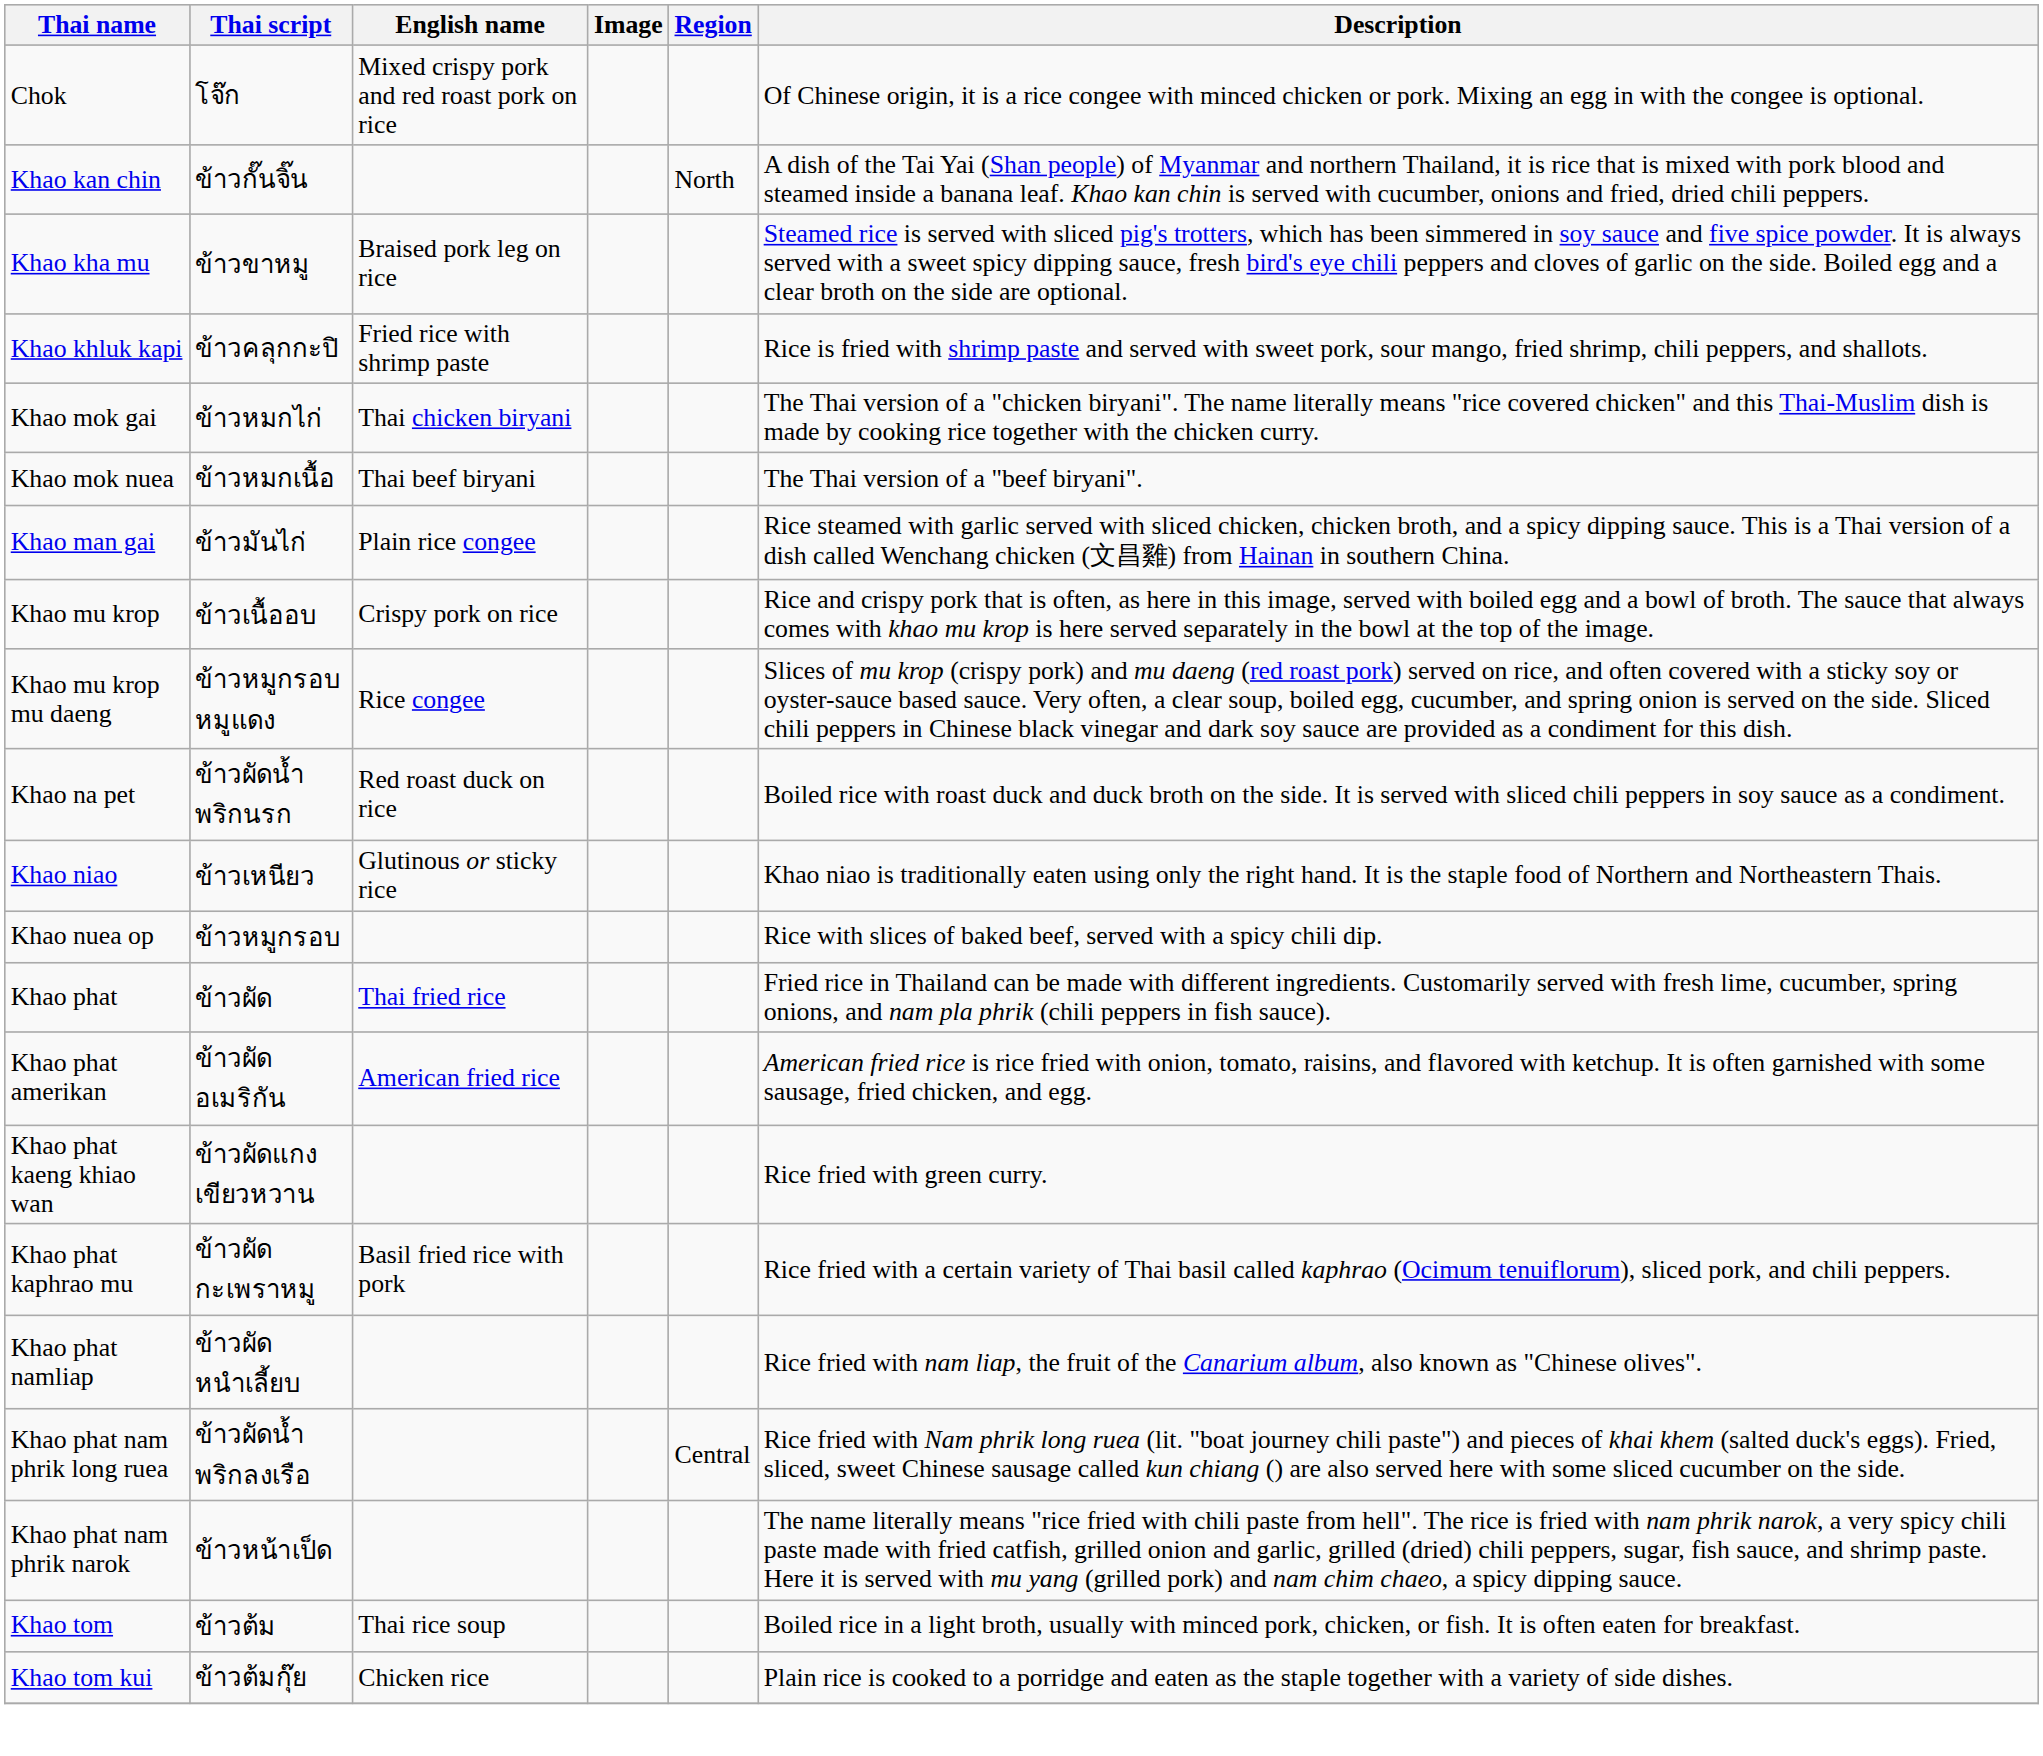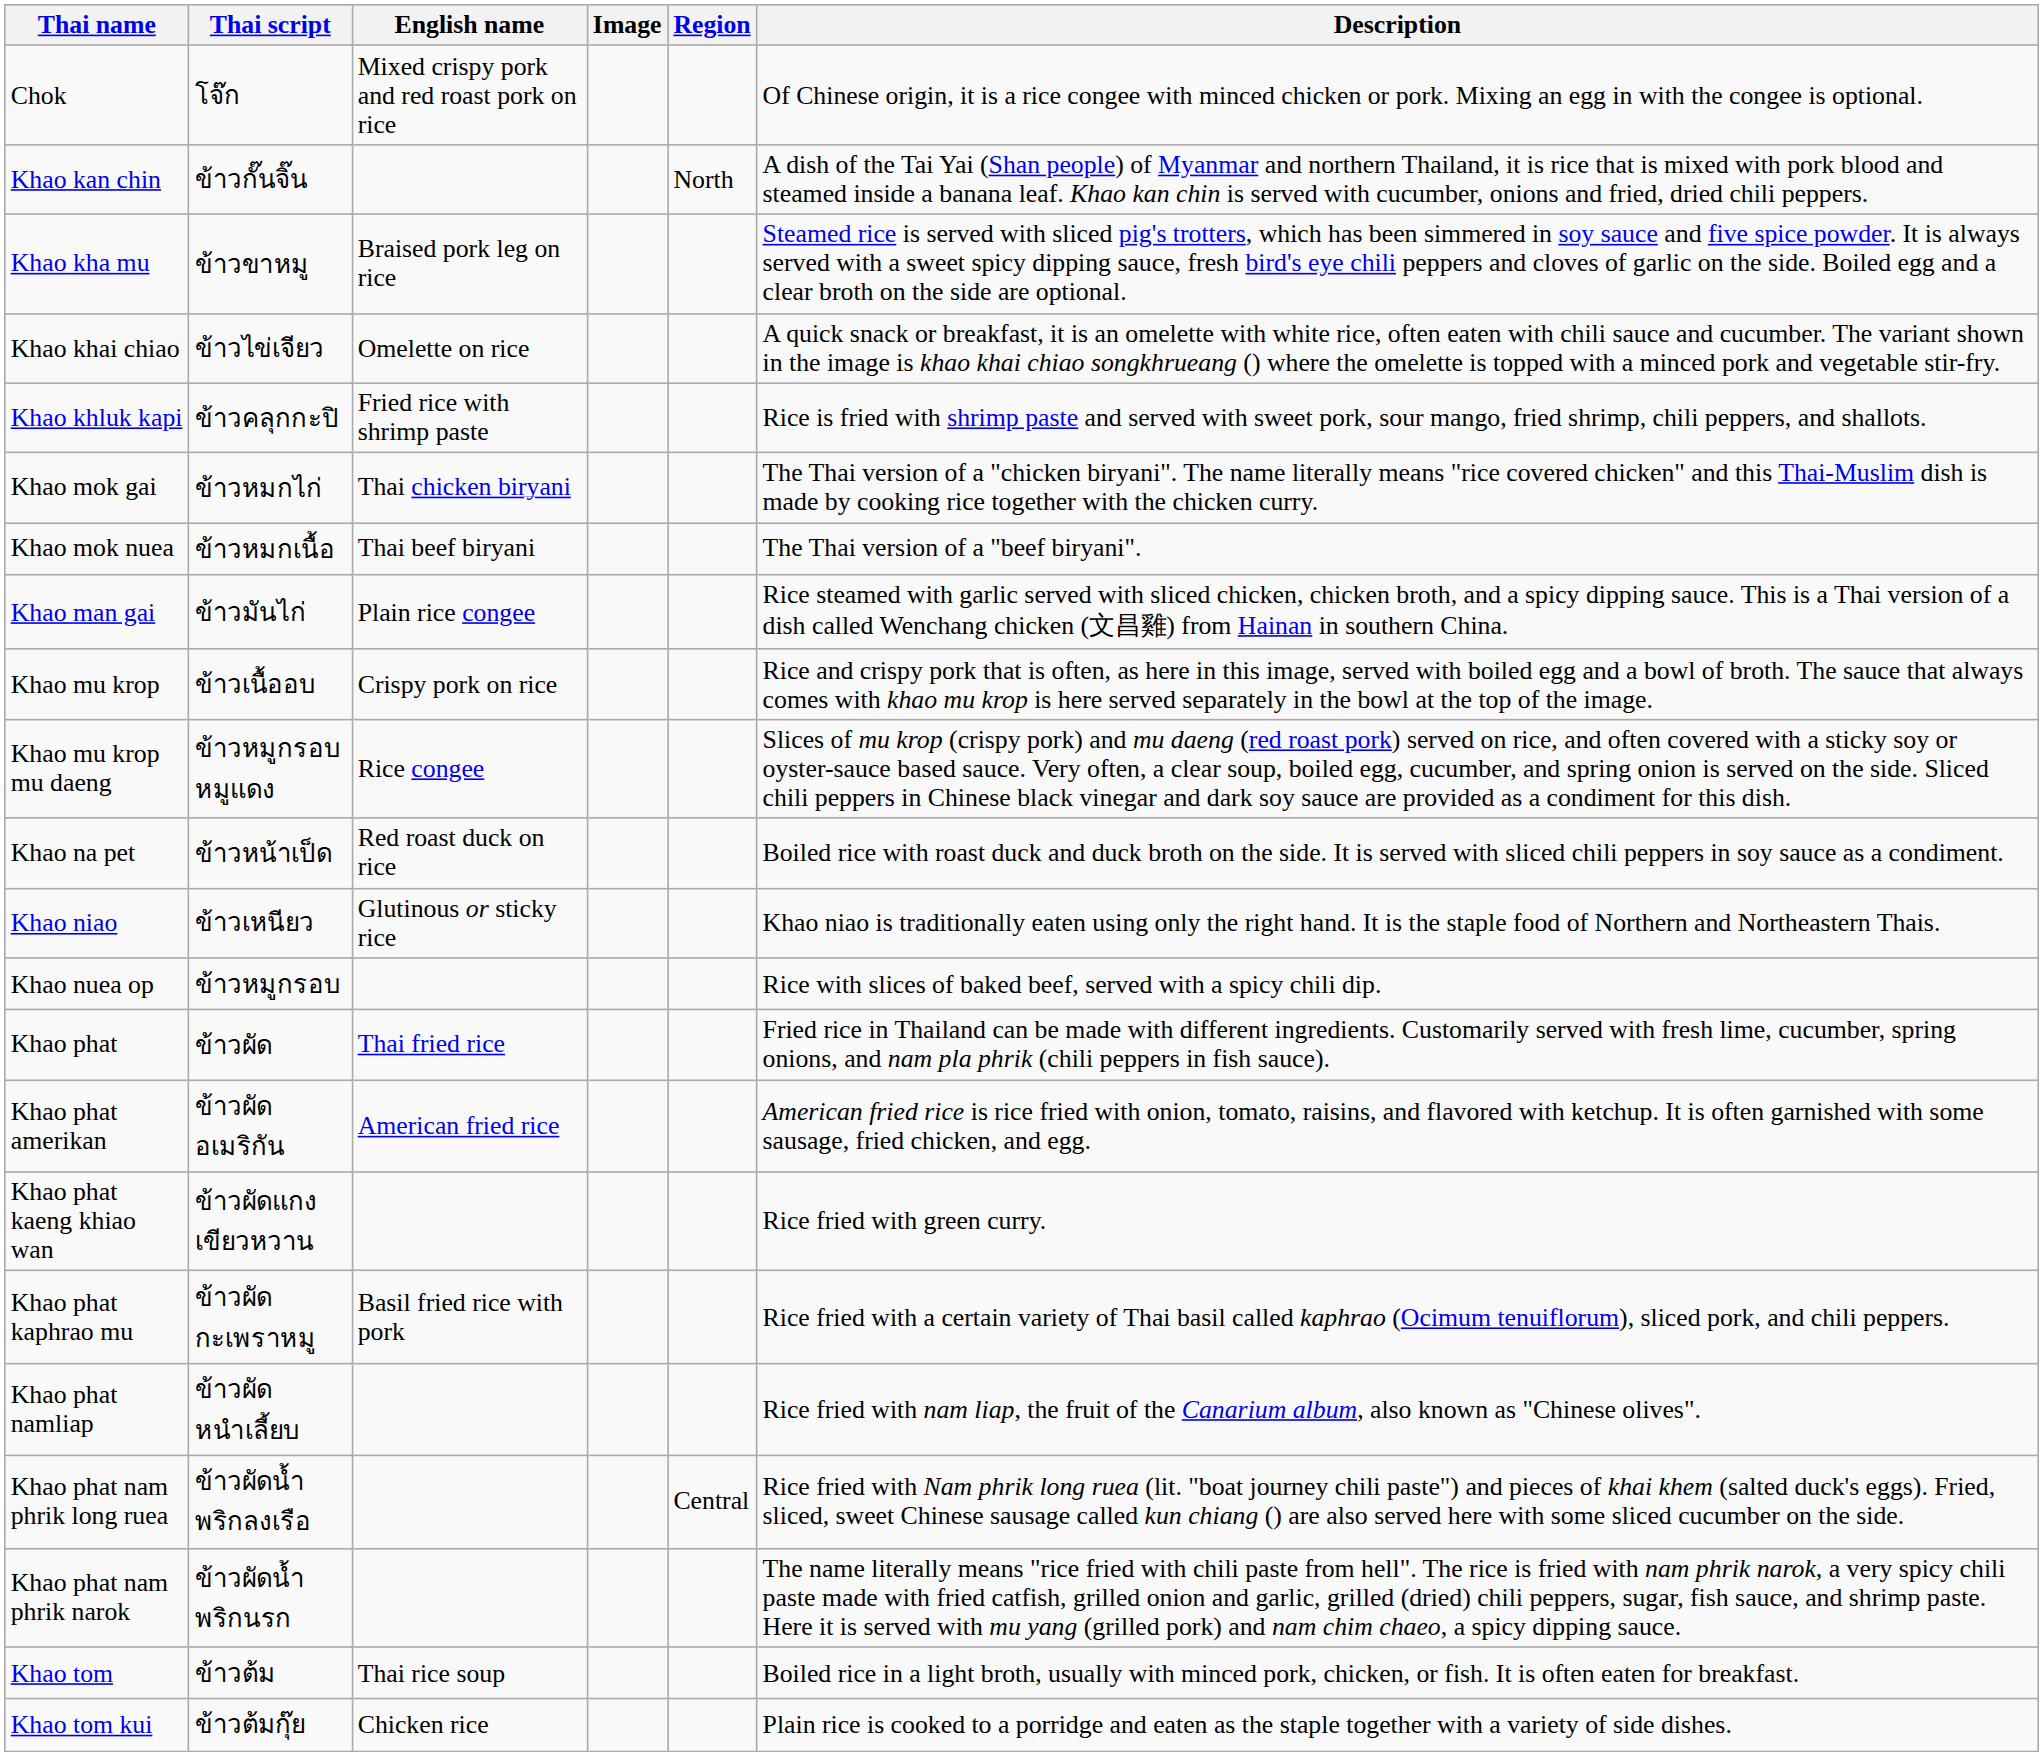+ row: (95, 347)
(250, 794) ข้าวผัดน้ำพริกนรก -> (263, 853) ข้าวหน้าเป็ด
(264, 1550) ข้าวหน้าเป็ด -> (250, 1597) ข้าวผัดน้ำพริกนรก
